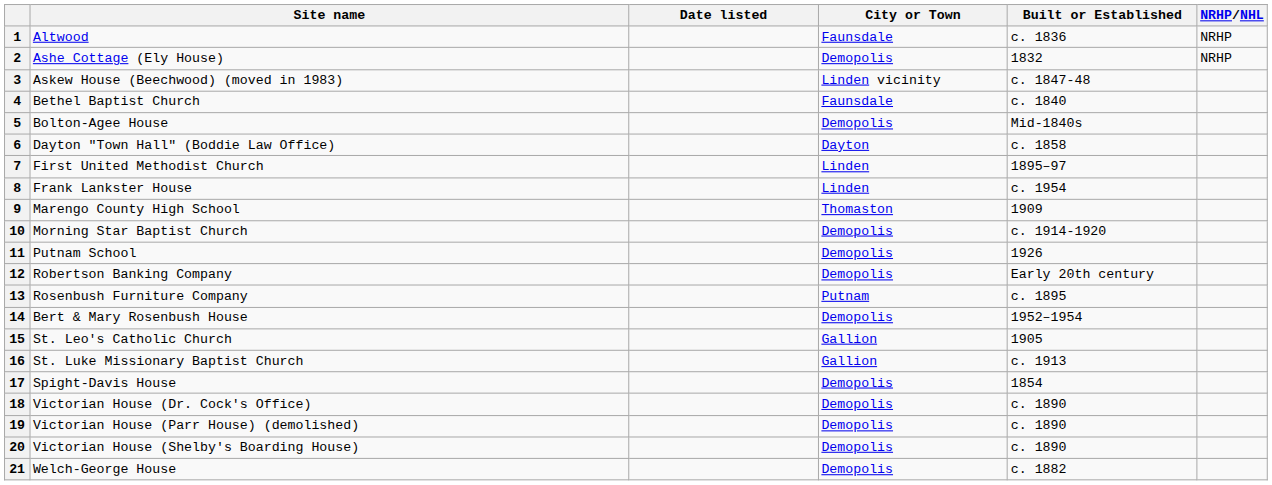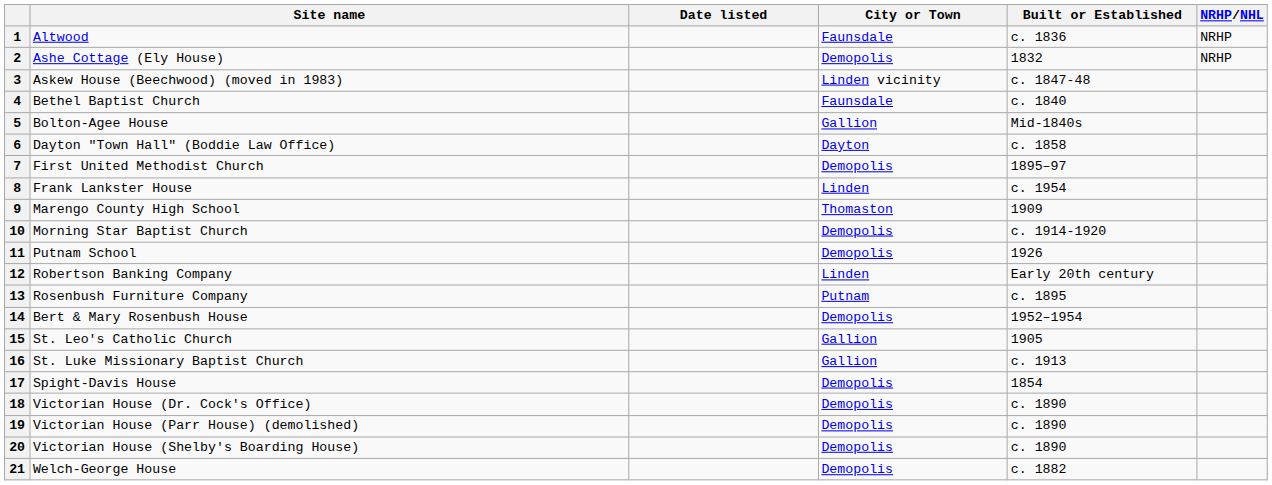(857, 123) Demopolis -> (849, 123) Gallion
(845, 167) Linden -> (857, 167) Demopolis
(857, 275) Demopolis -> (845, 275) Linden
